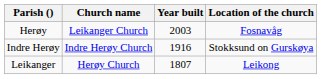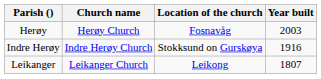columns swapped: (261, 13) <-> (180, 13)
(109, 30) Leikanger Church -> (109, 30) Herøy Church
(109, 64) Herøy Church -> (109, 64) Leikanger Church
